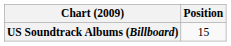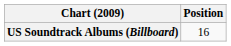(203, 31) 15 -> (203, 31) 16
